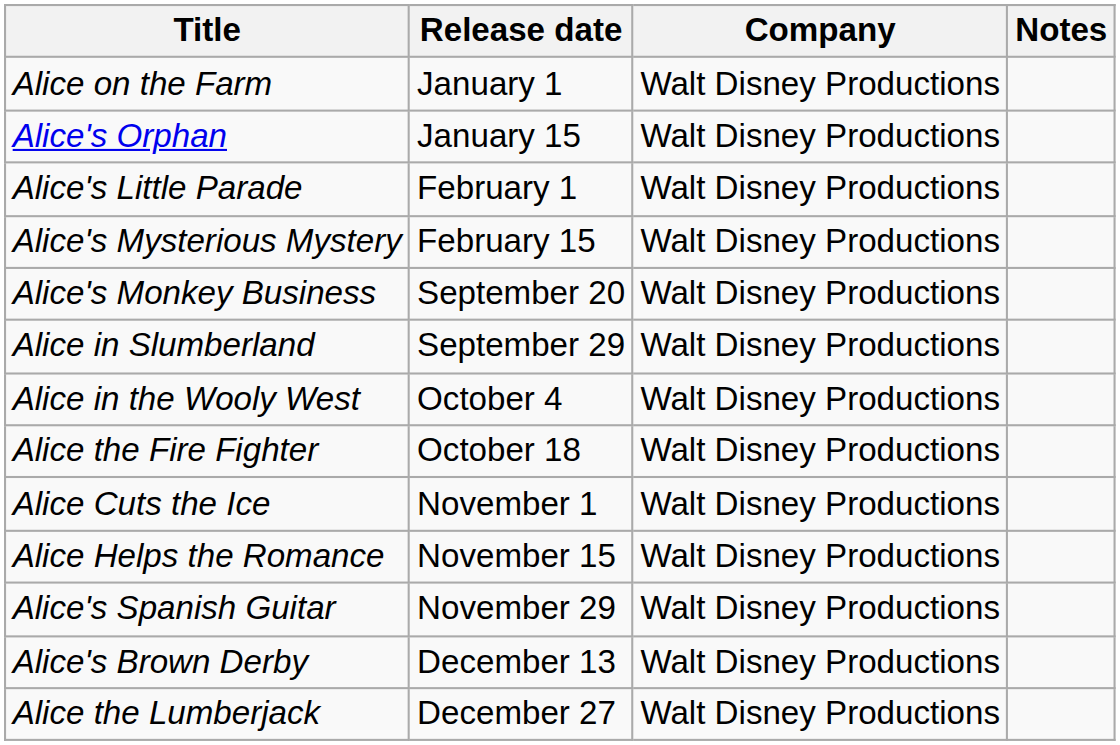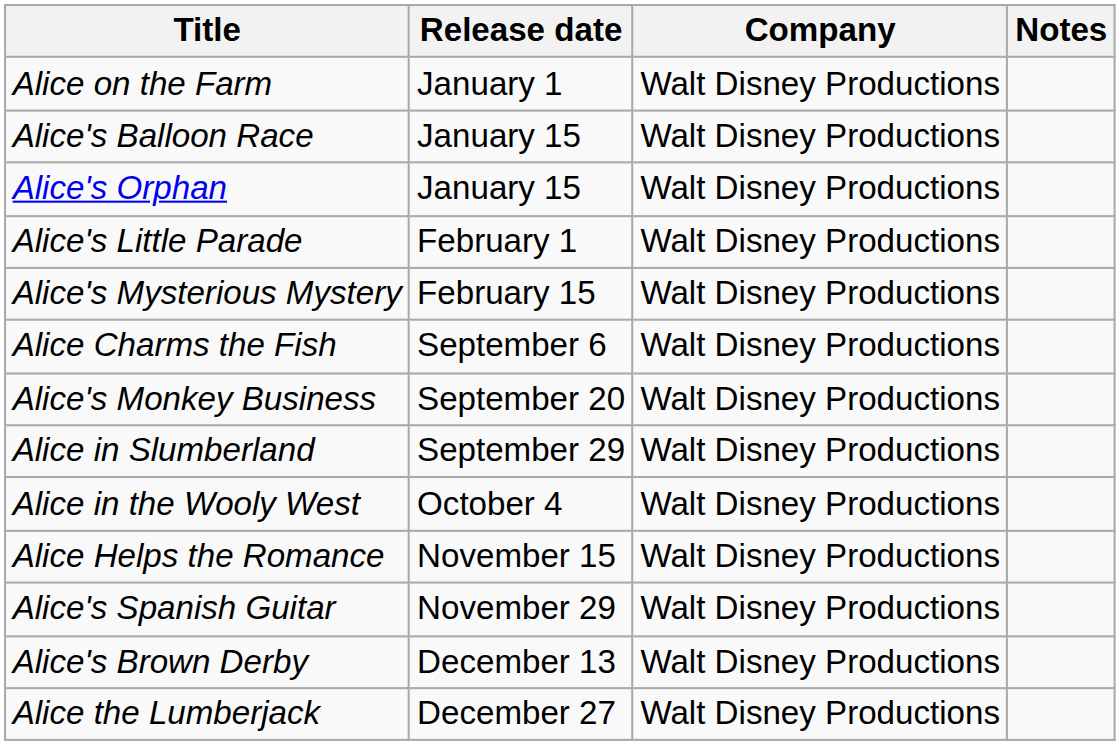+ row: (163, 135)
+ row: (175, 345)
- row: (165, 450)
- row: (142, 503)
